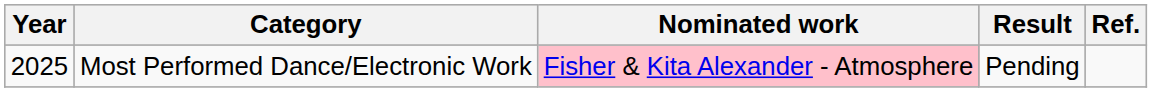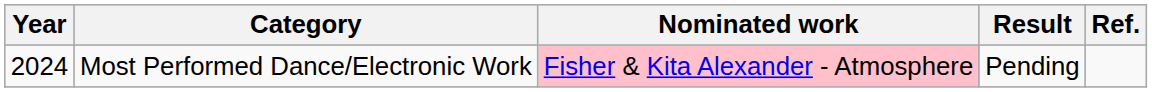(39, 65) 2025 -> (39, 65) 2024
